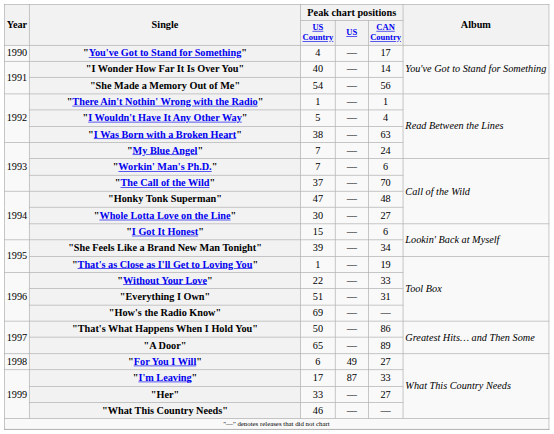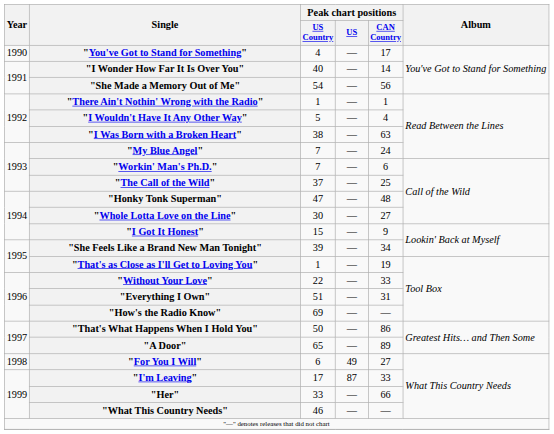(386, 183) 70 -> (386, 183) 25
(386, 232) 6 -> (386, 232) 9
(386, 394) 27 -> (386, 394) 66
